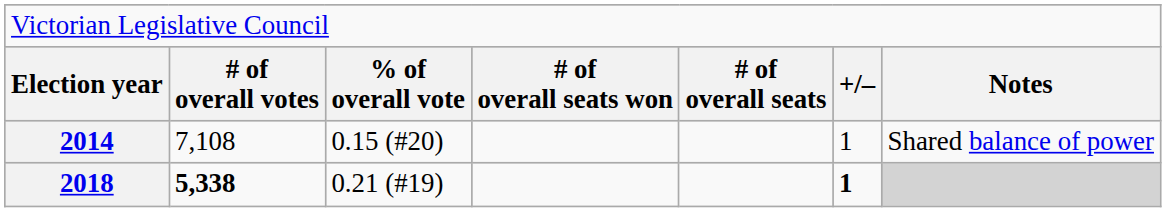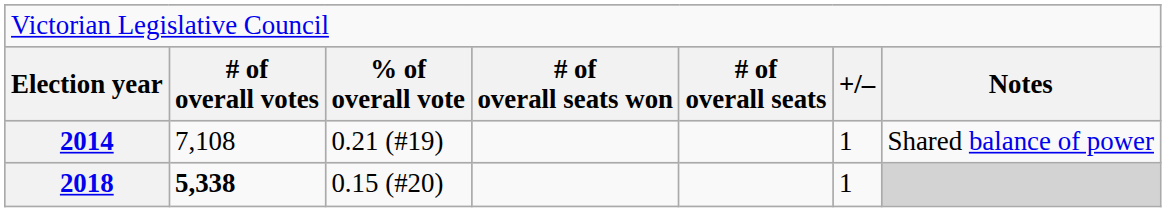(387, 141) 0.15 (#20) -> (387, 141) 0.21 (#19)
(387, 183) 0.21 (#19) -> (387, 183) 0.15 (#20)
(846, 183) bold -> (846, 183) normal
